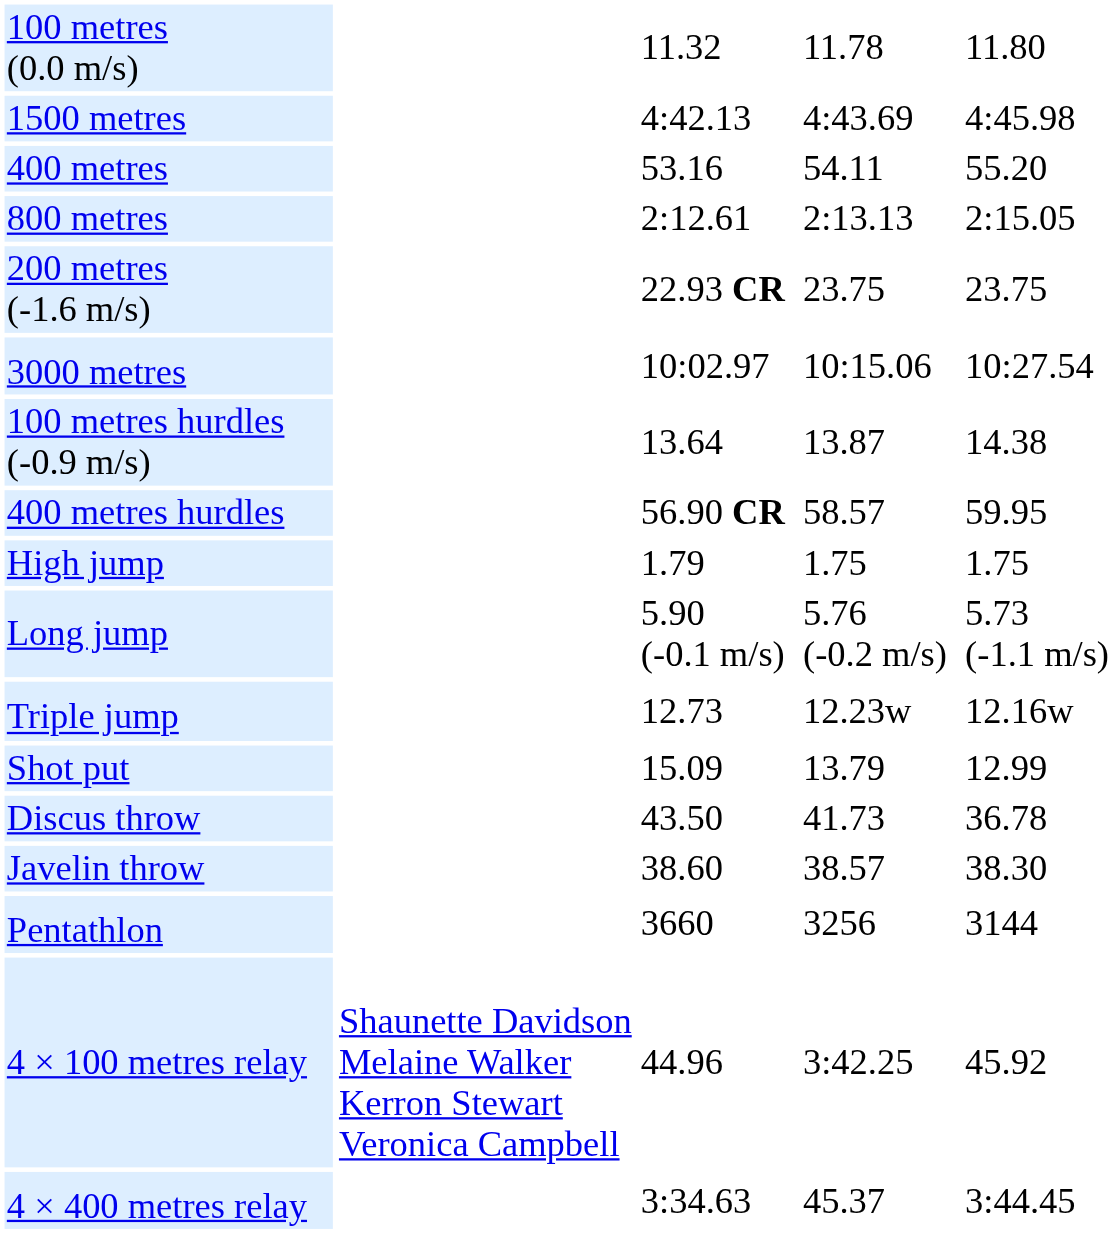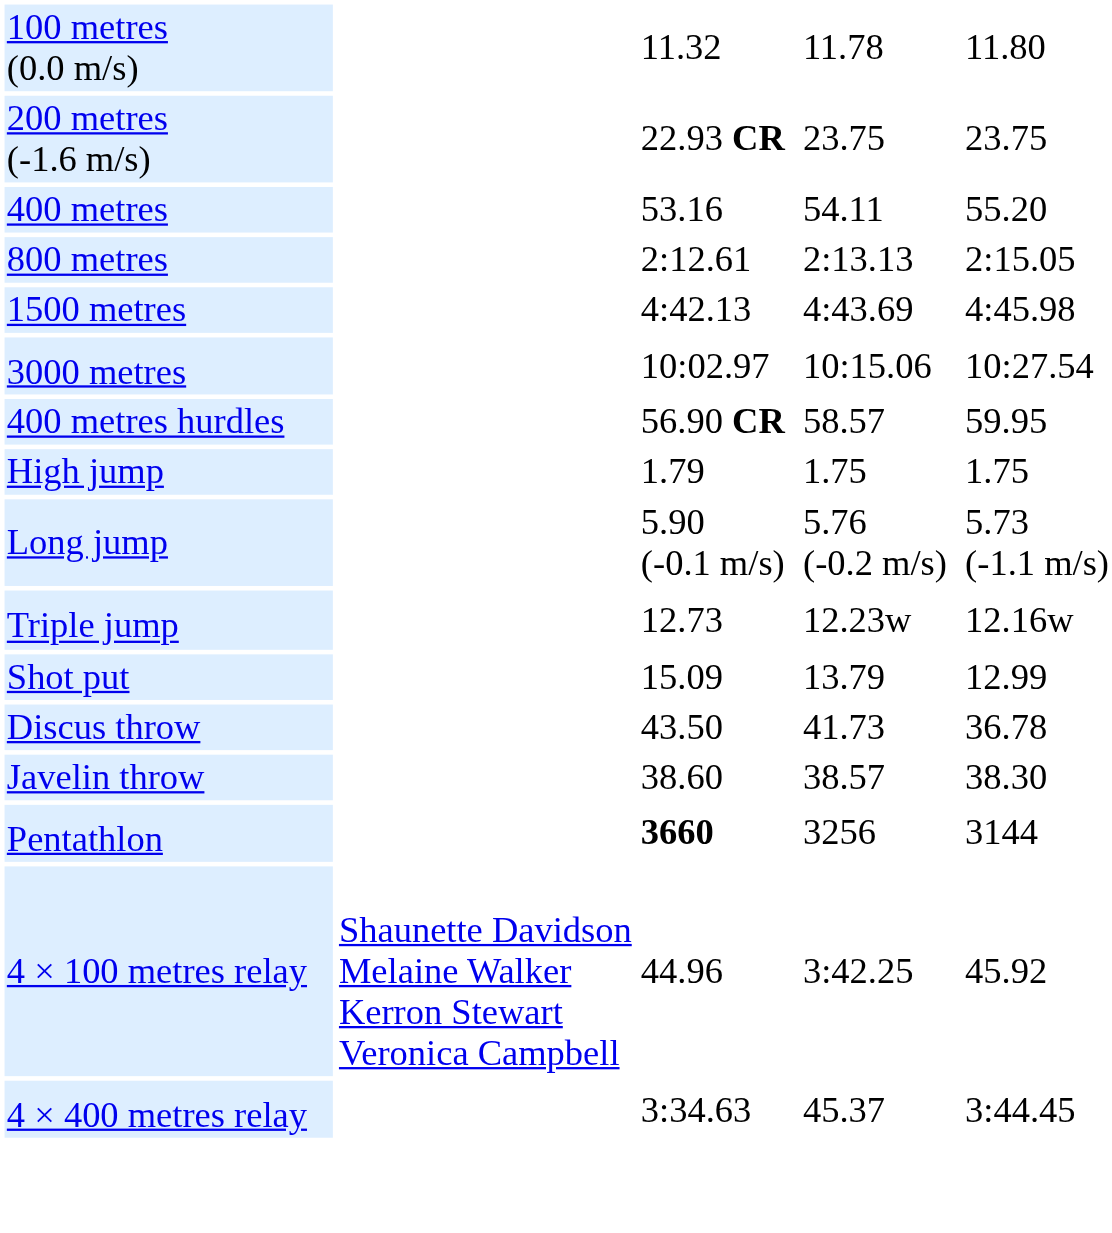rows swapped: (87, 288) <-> (97, 117)
- row: (146, 442)
(677, 923) normal -> (677, 832) bold
